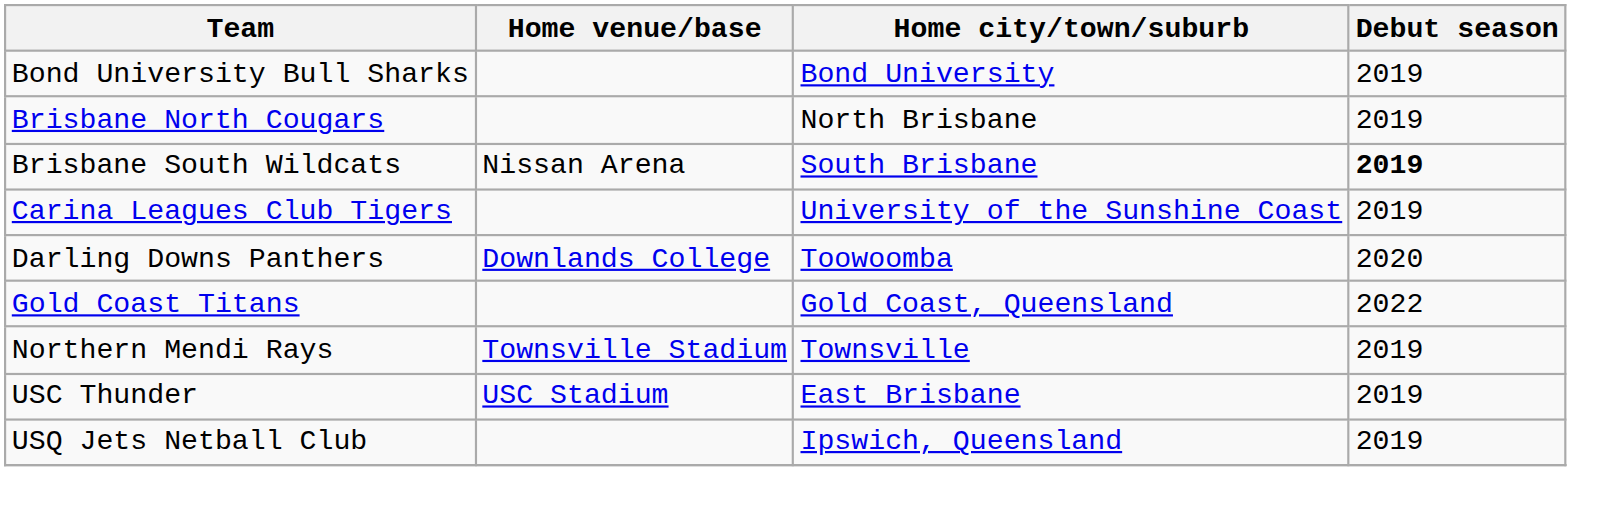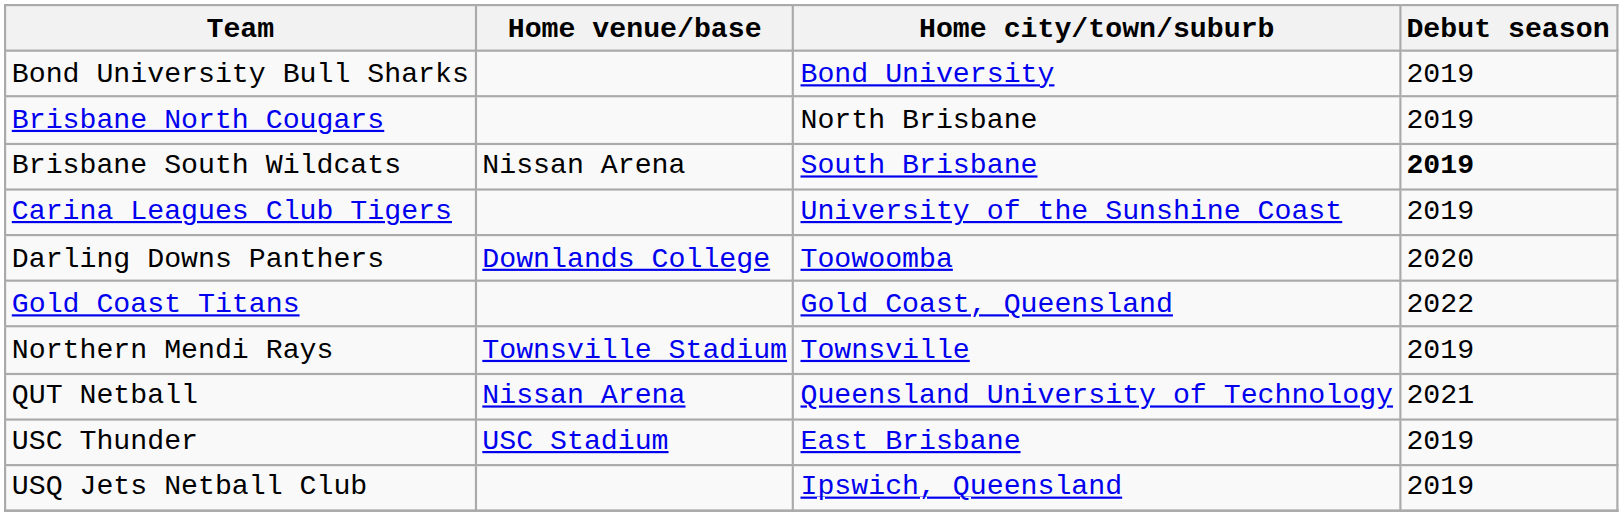+ row: (105, 396)
